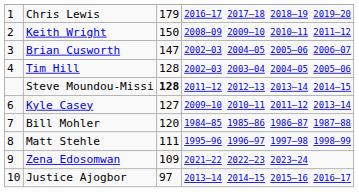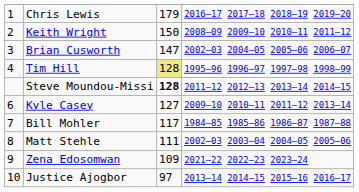(169, 68) no background -> (169, 68) khaki background
(268, 68) 2002–03 2003–04 2004–05 2005–06 -> (268, 68) 1995–96 1996–97 1997–98 1998–99
(169, 123) 120 -> (169, 123) 117
(268, 141) 1995–96 1996–97 1997–98 1998–99 -> (268, 141) 2002–03 2003–04 2004–05 2005–06
